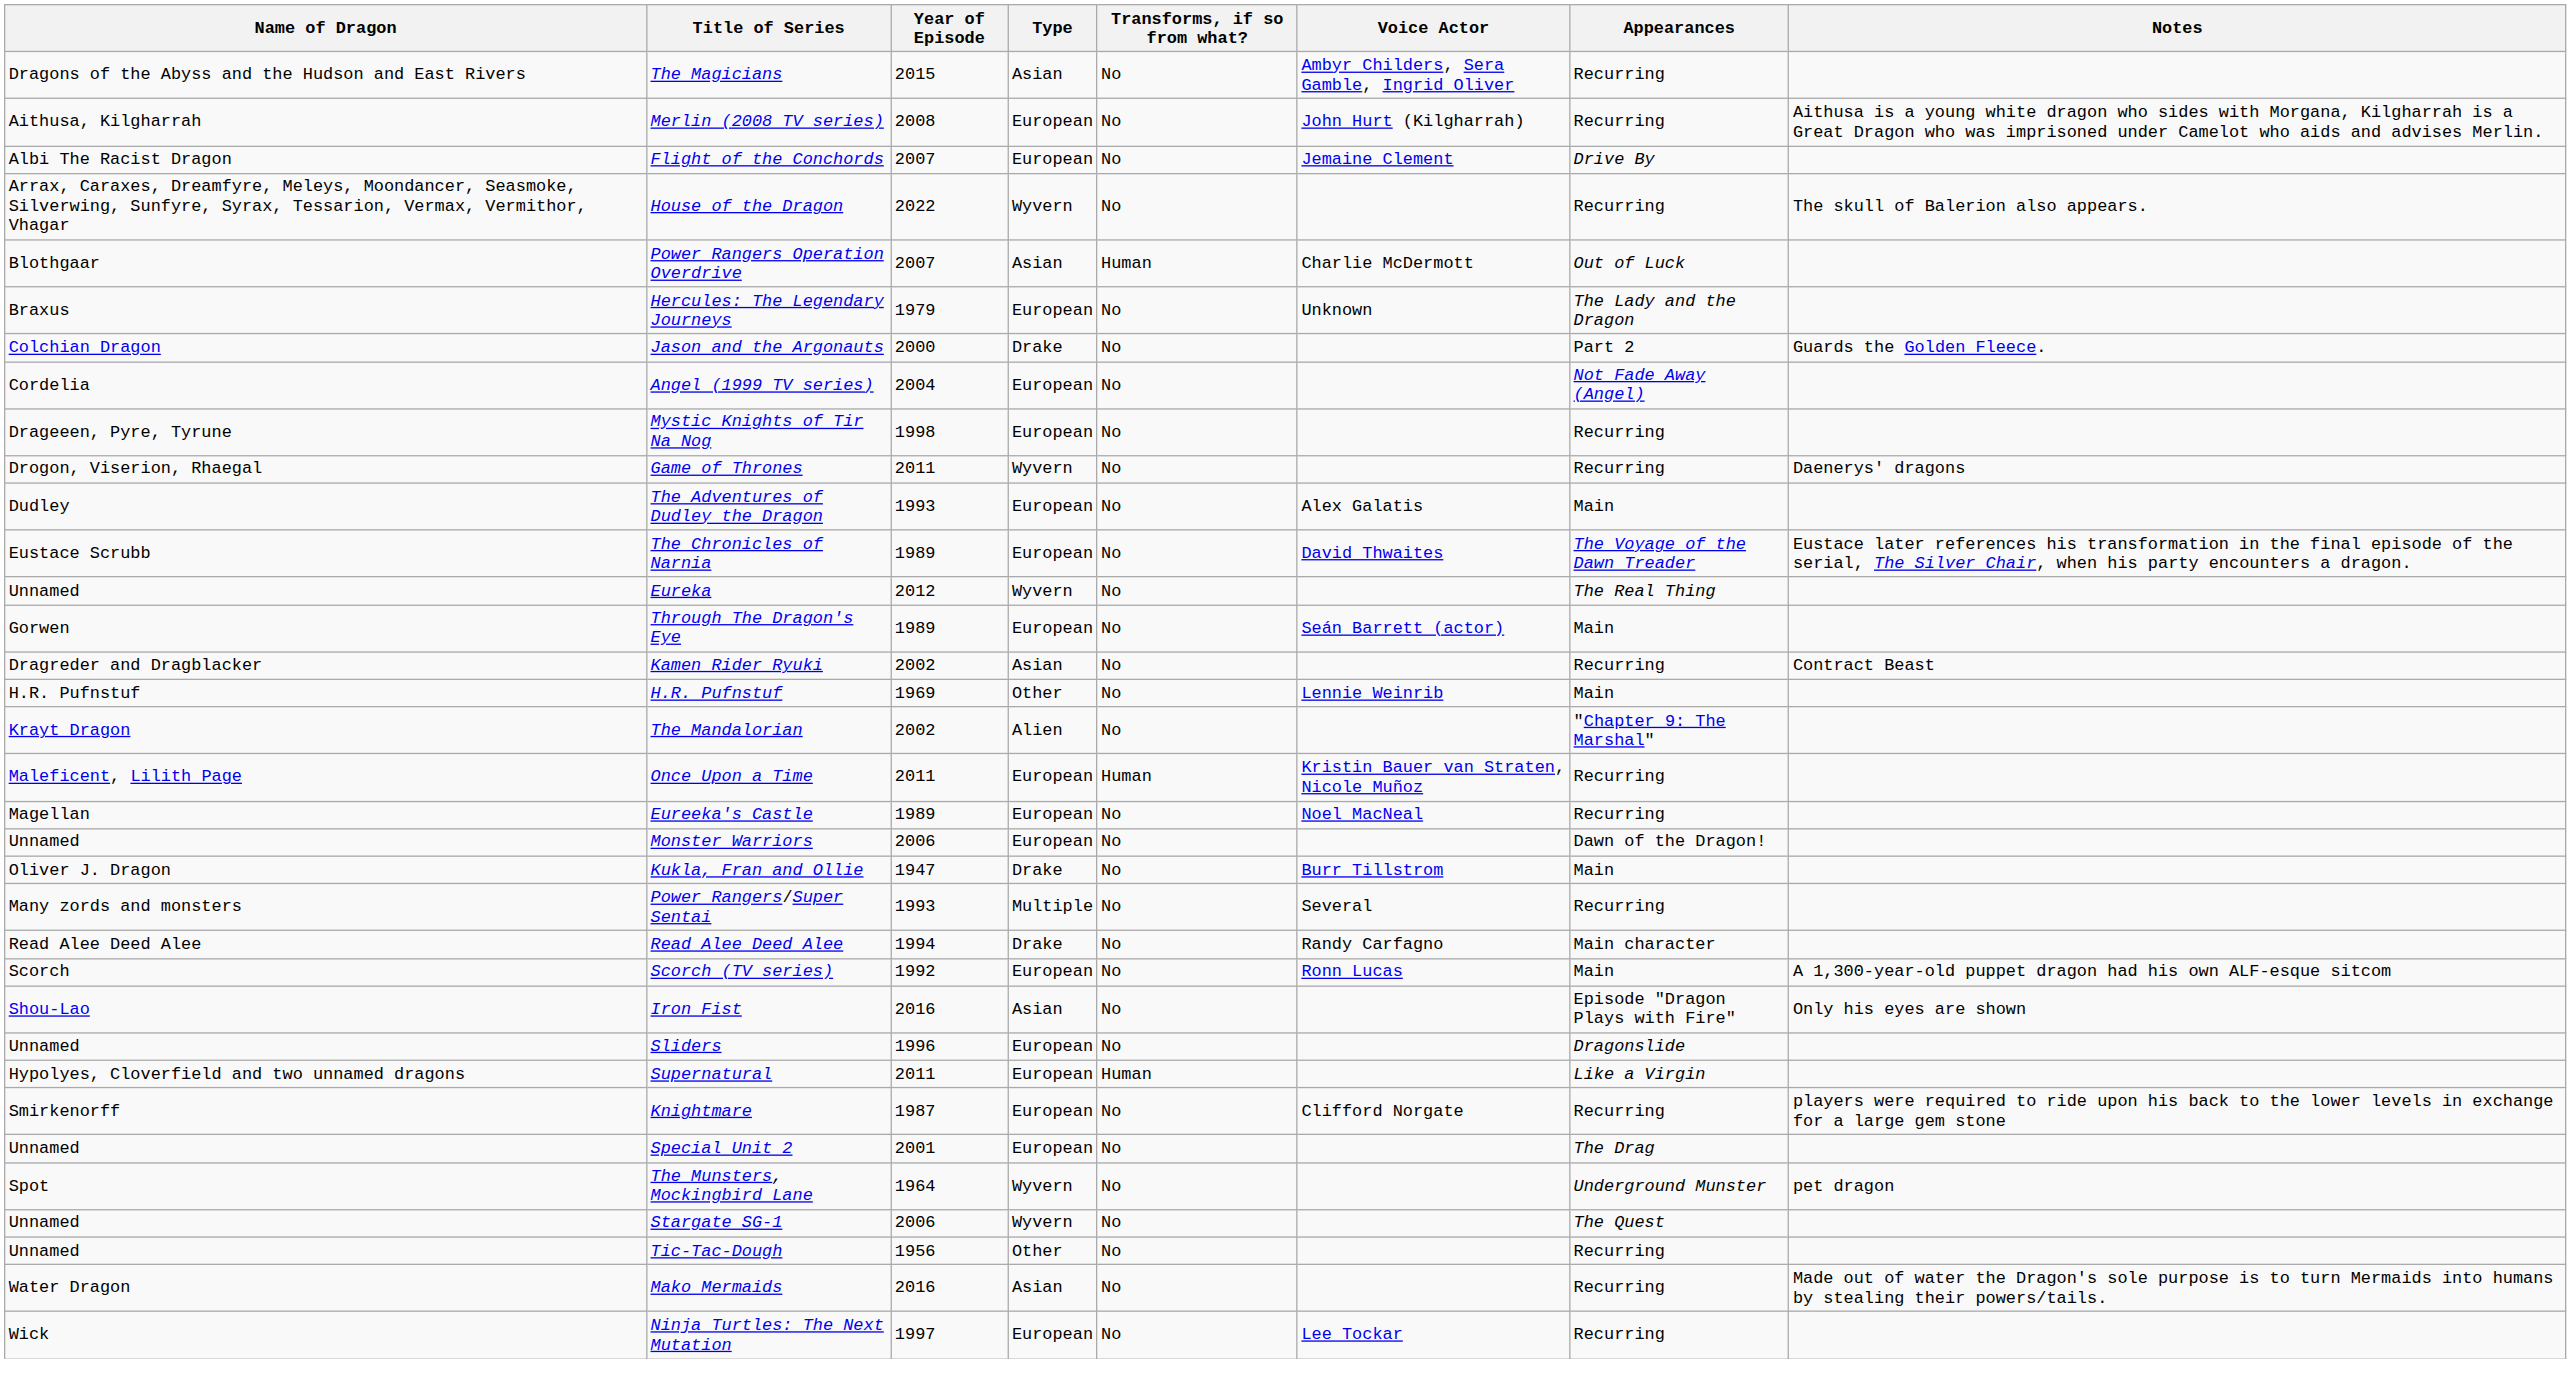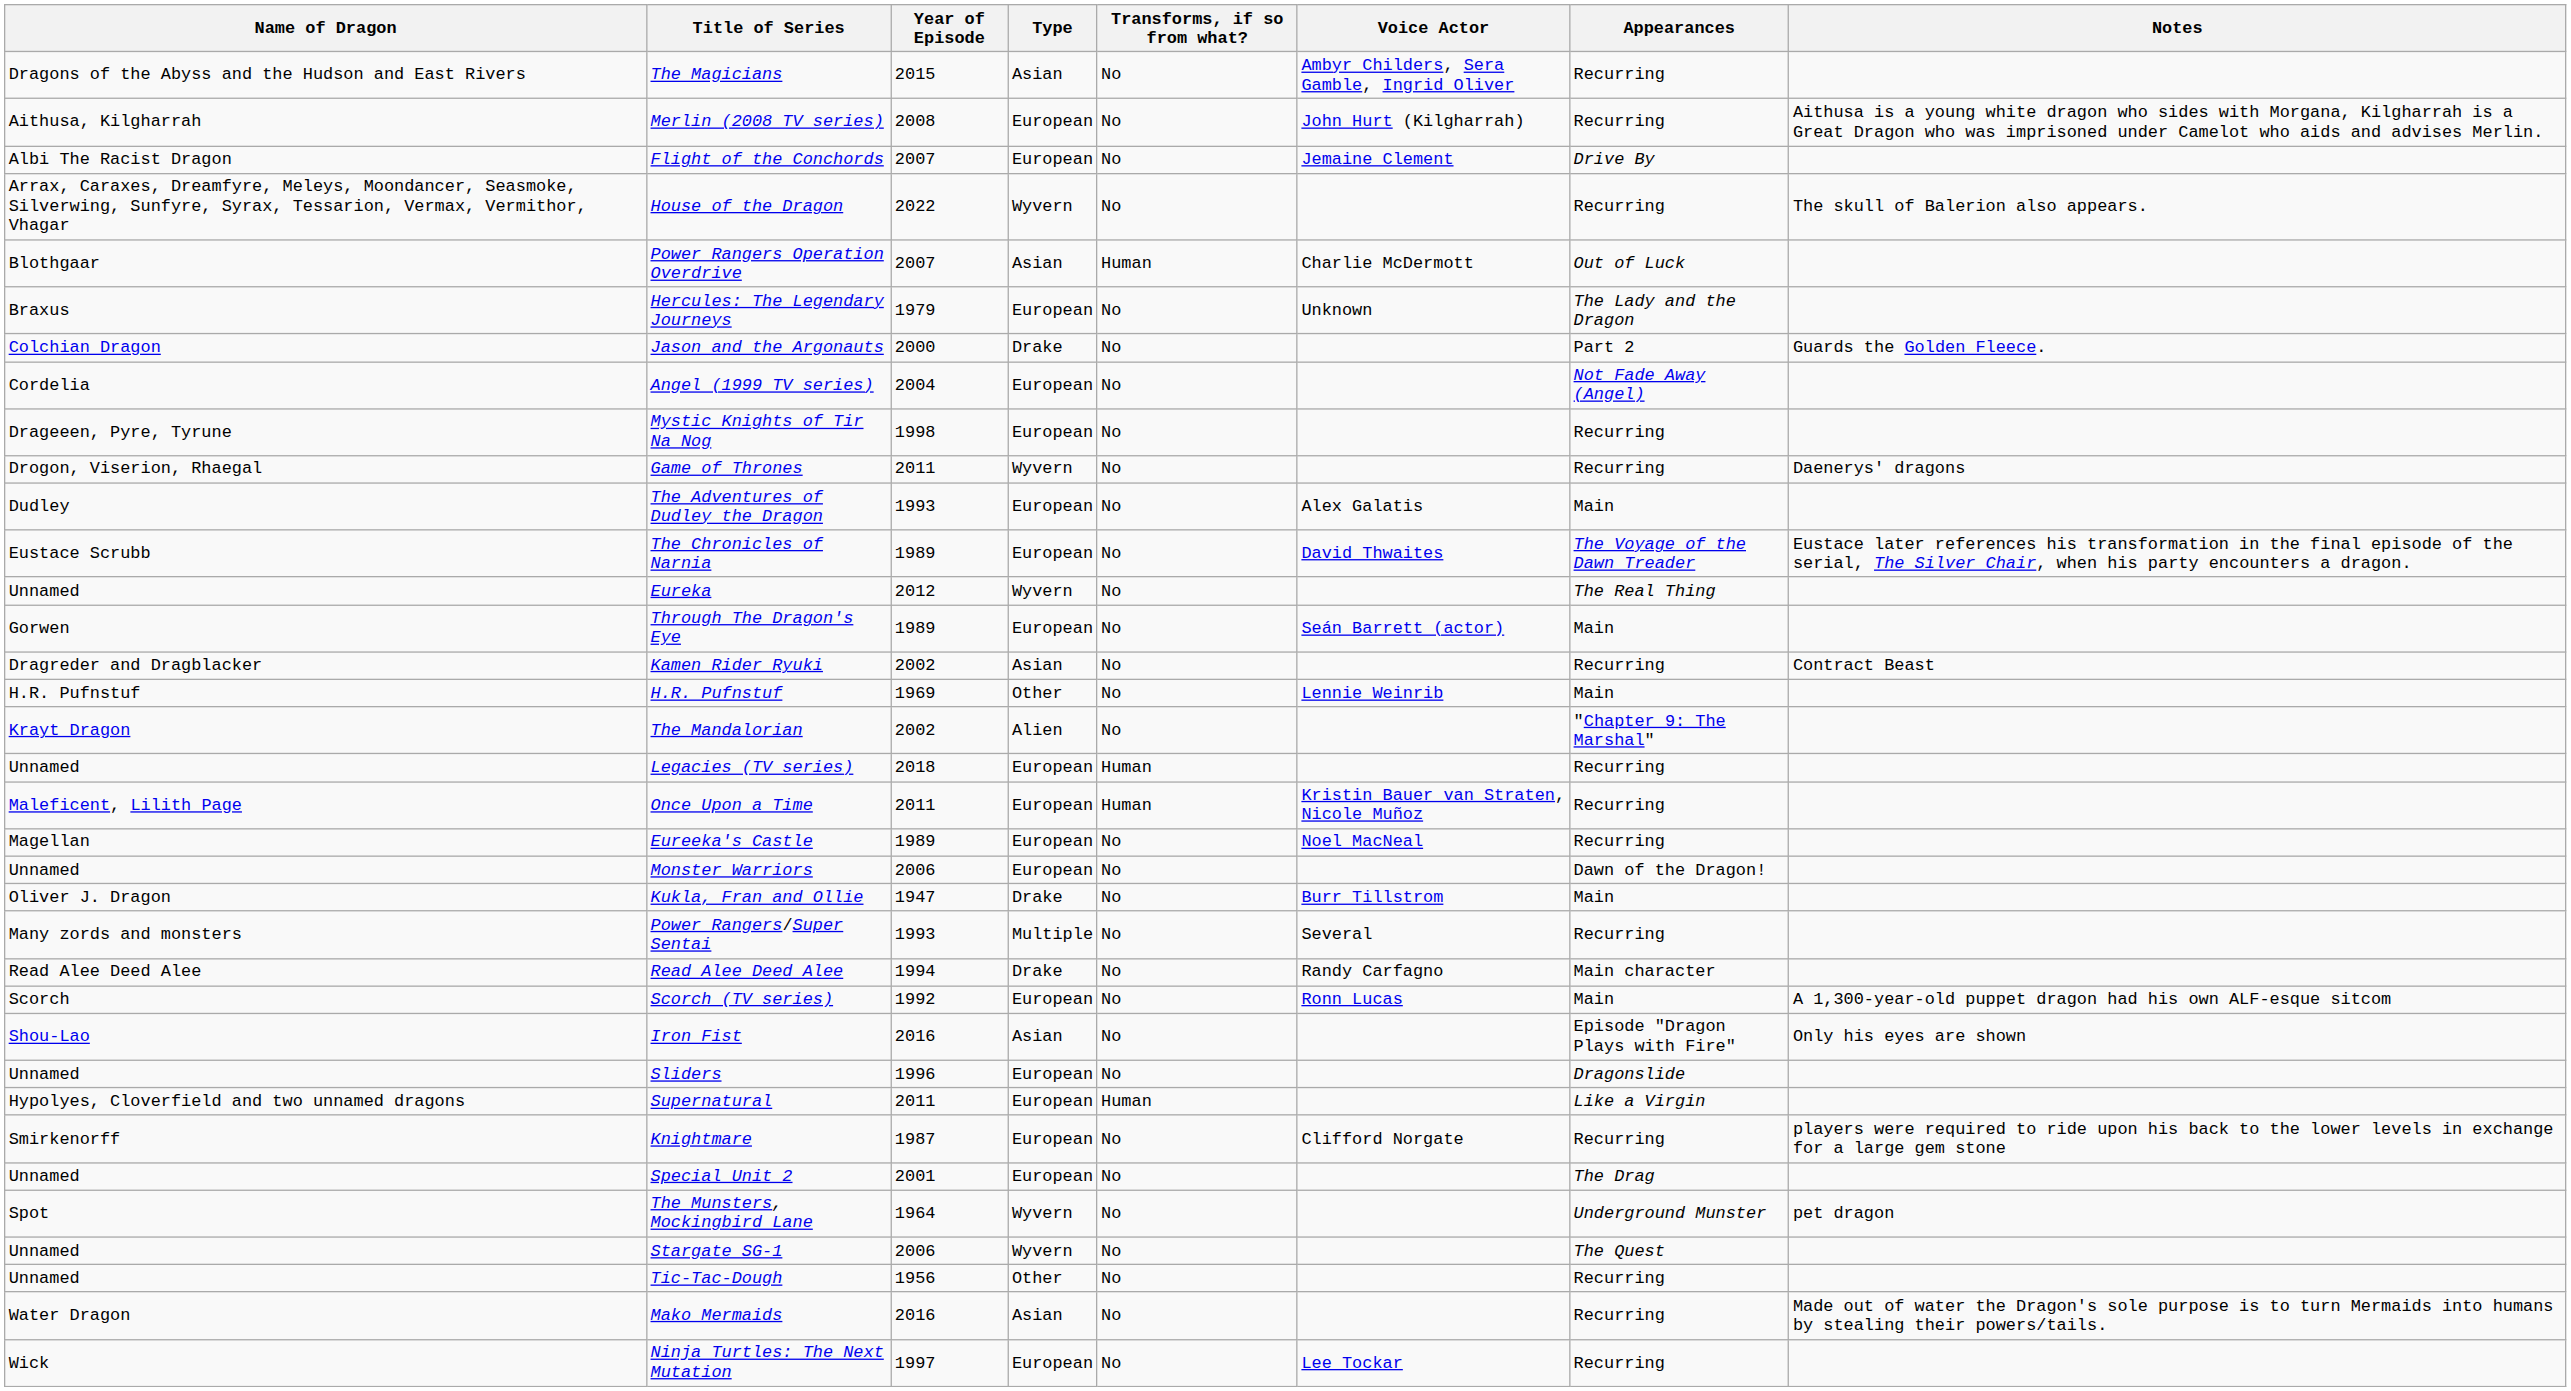+ row: (752, 768)
